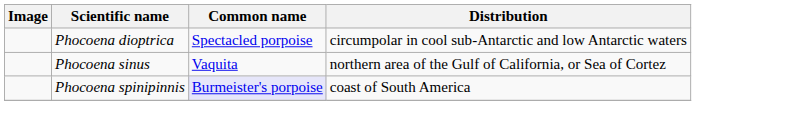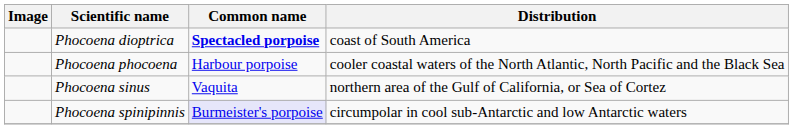(252, 40) normal -> (256, 40) bold
(508, 40) circumpolar in cool sub-Antarctic and low Antarctic waters -> (400, 40) coast of South America
+ row: (116, 64)
(400, 87) coast of South America -> (508, 111) circumpolar in cool sub-Antarctic and low Antarctic waters
